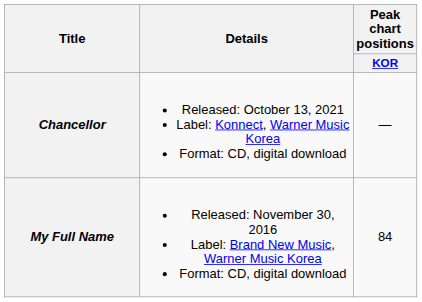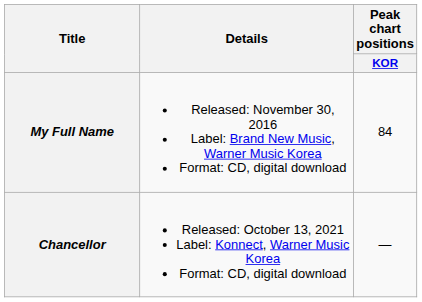rows swapped: (72, 237) <-> (72, 125)
